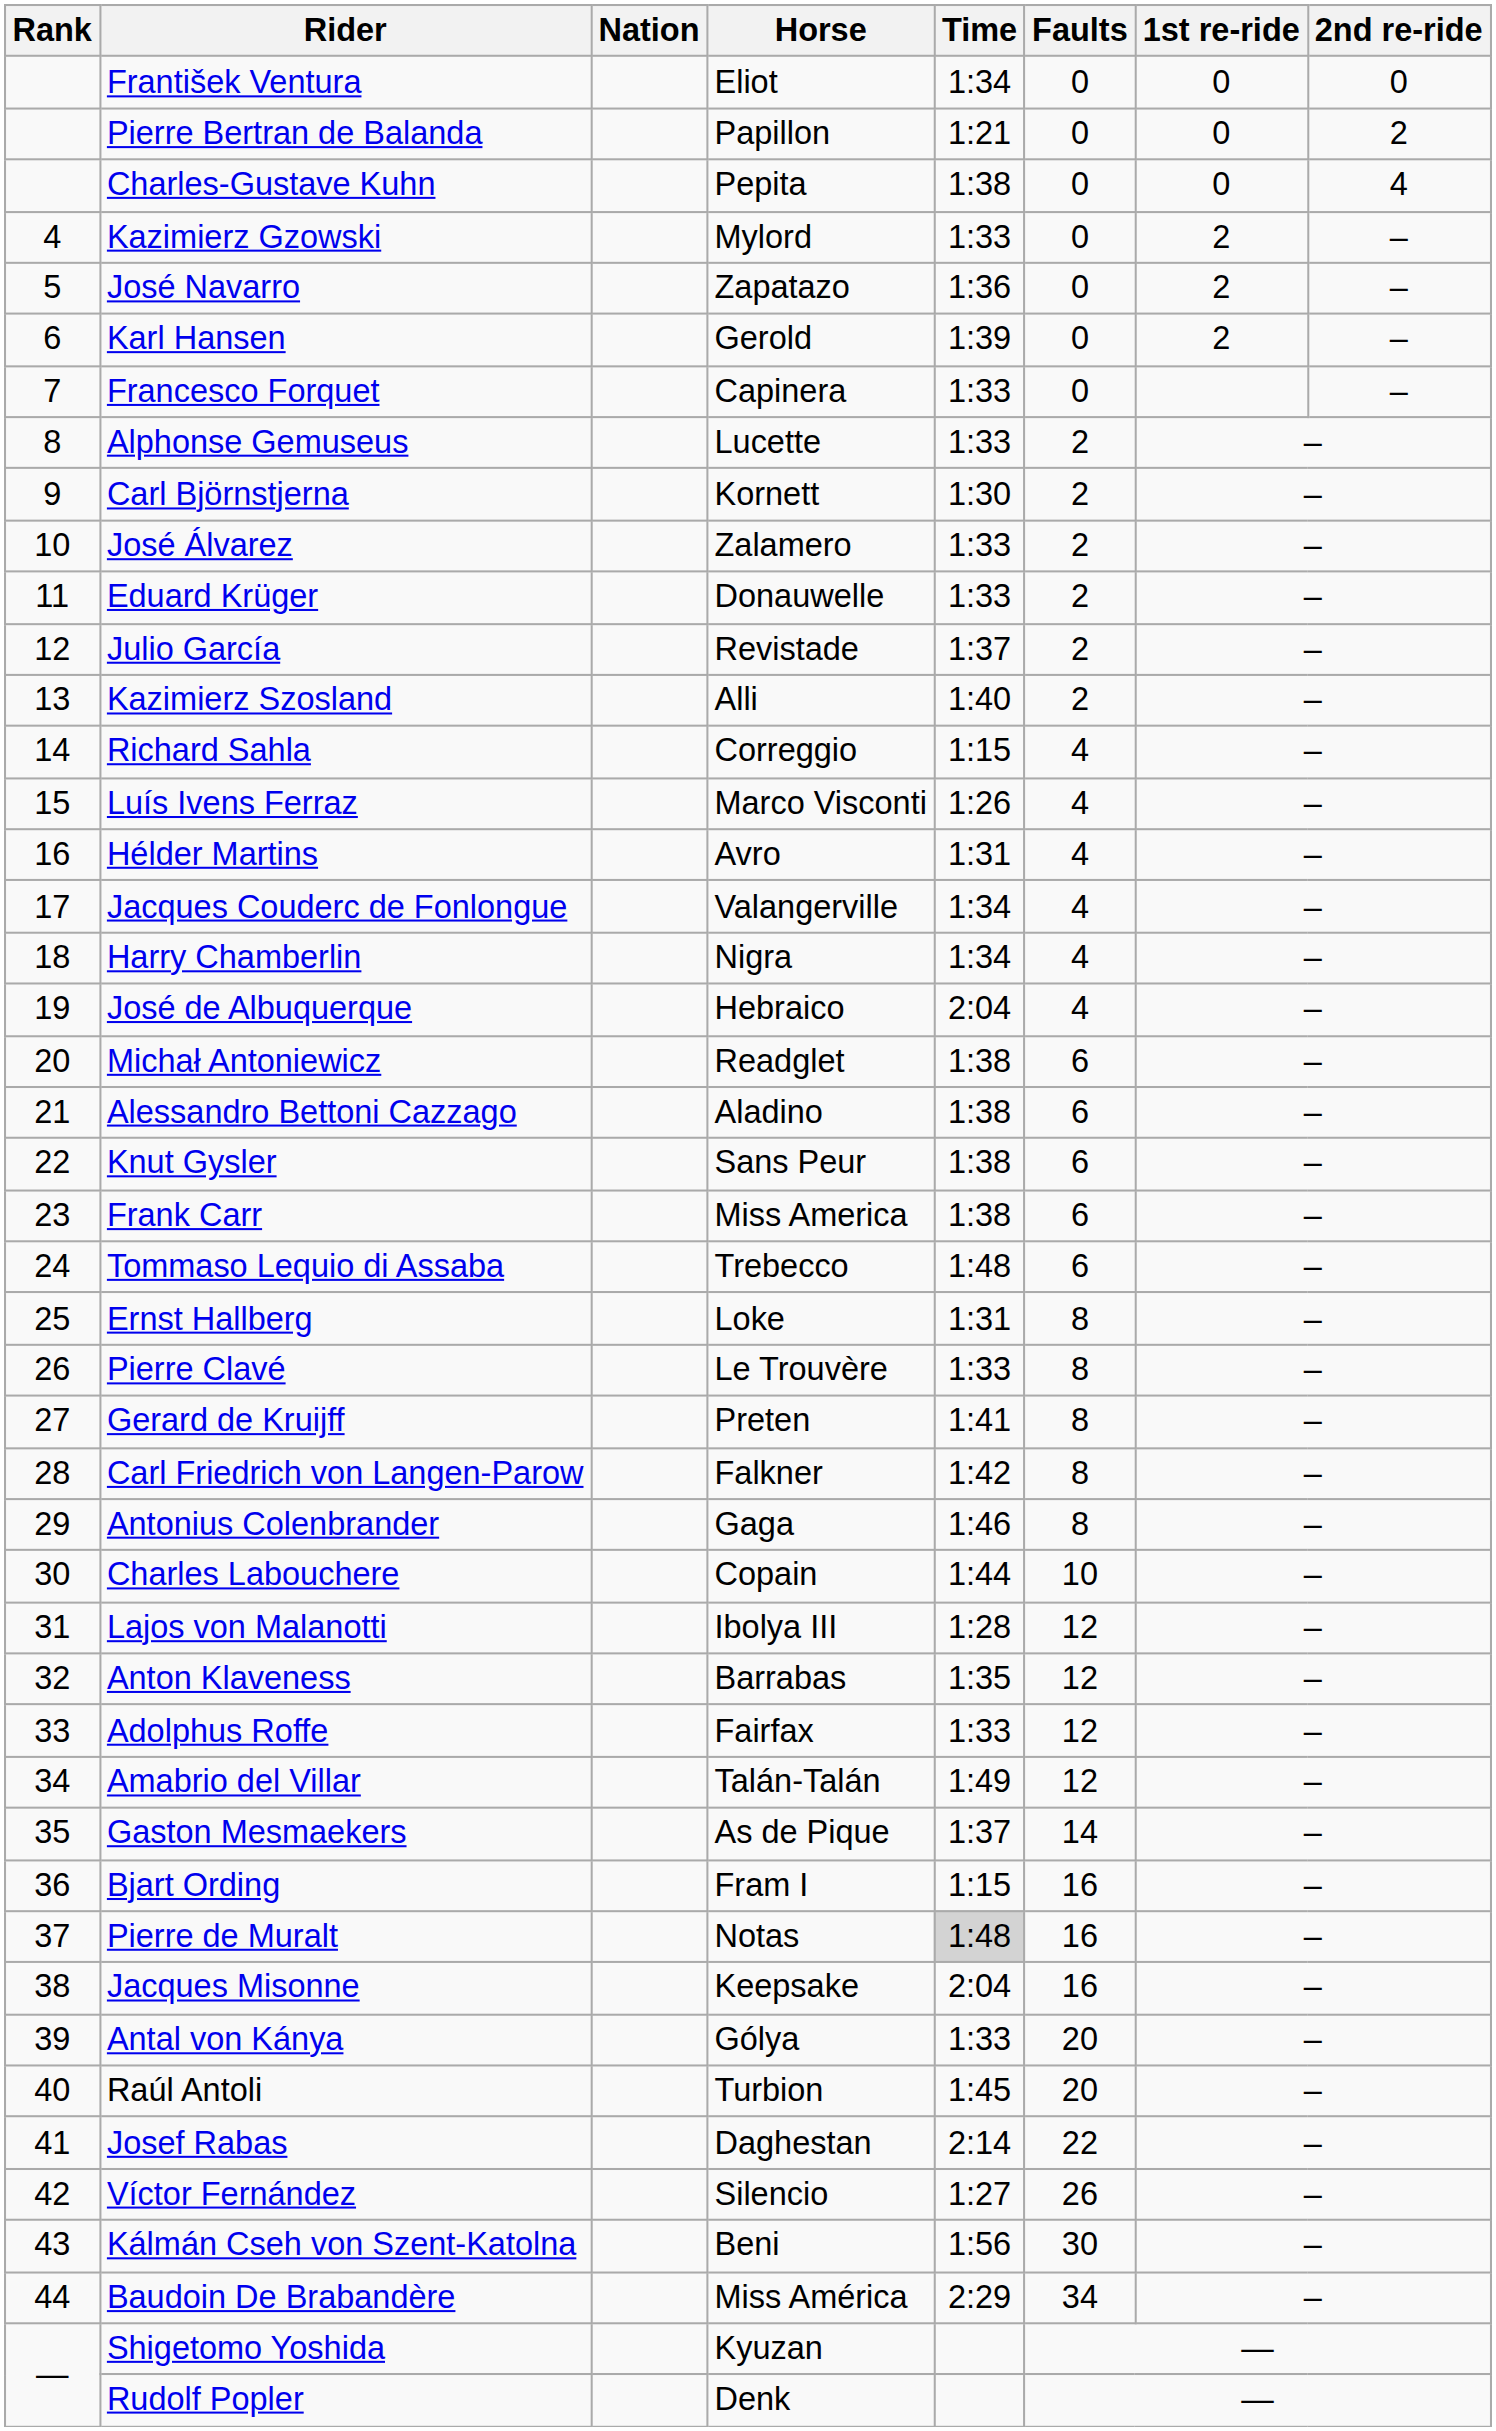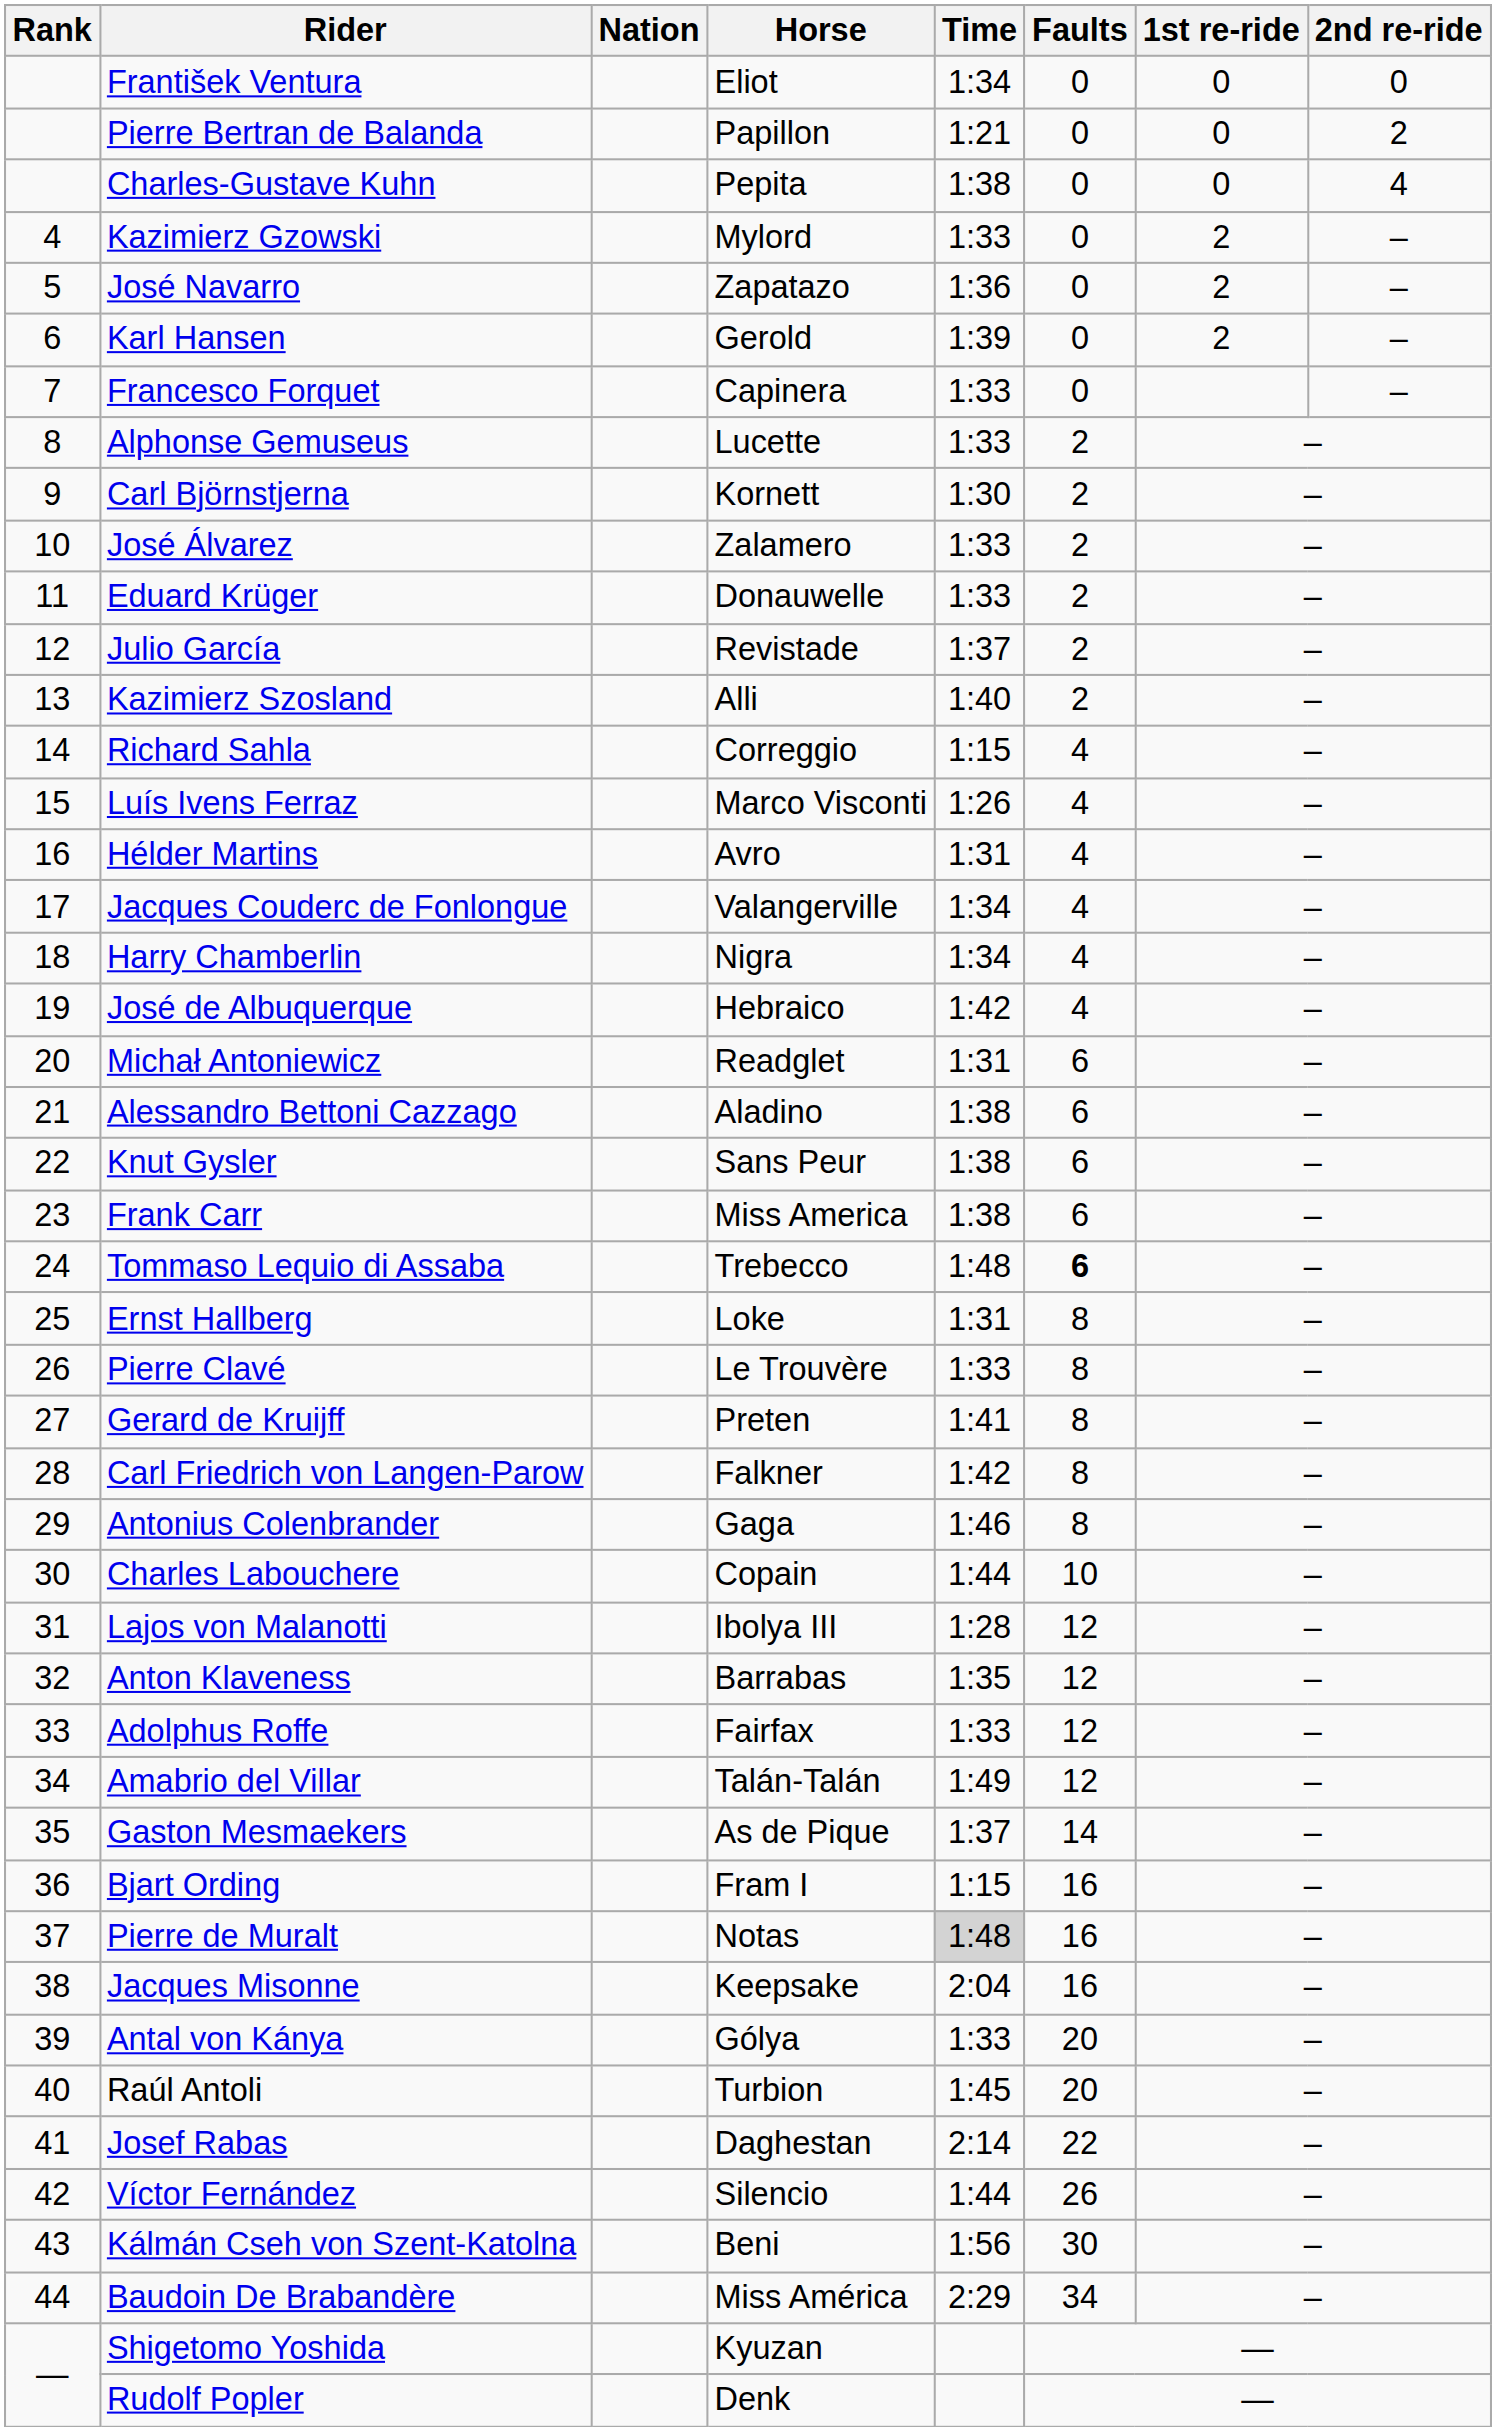(979, 1008) 2:04 -> (979, 1008) 1:42
(979, 1060) 1:38 -> (979, 1060) 1:31
(1080, 1266) normal -> (1080, 1266) bold
(979, 2193) 1:27 -> (979, 2193) 1:44
